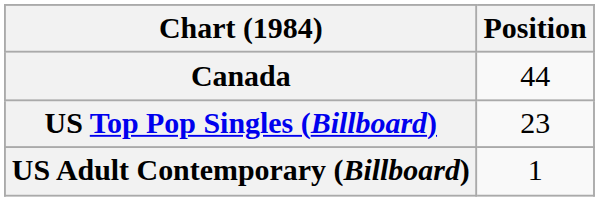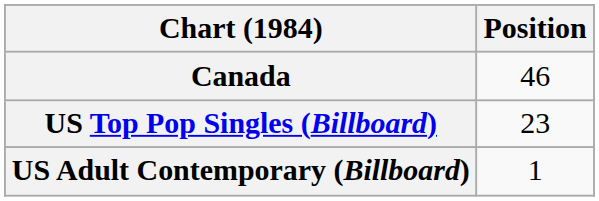(535, 75) 44 -> (535, 75) 46
